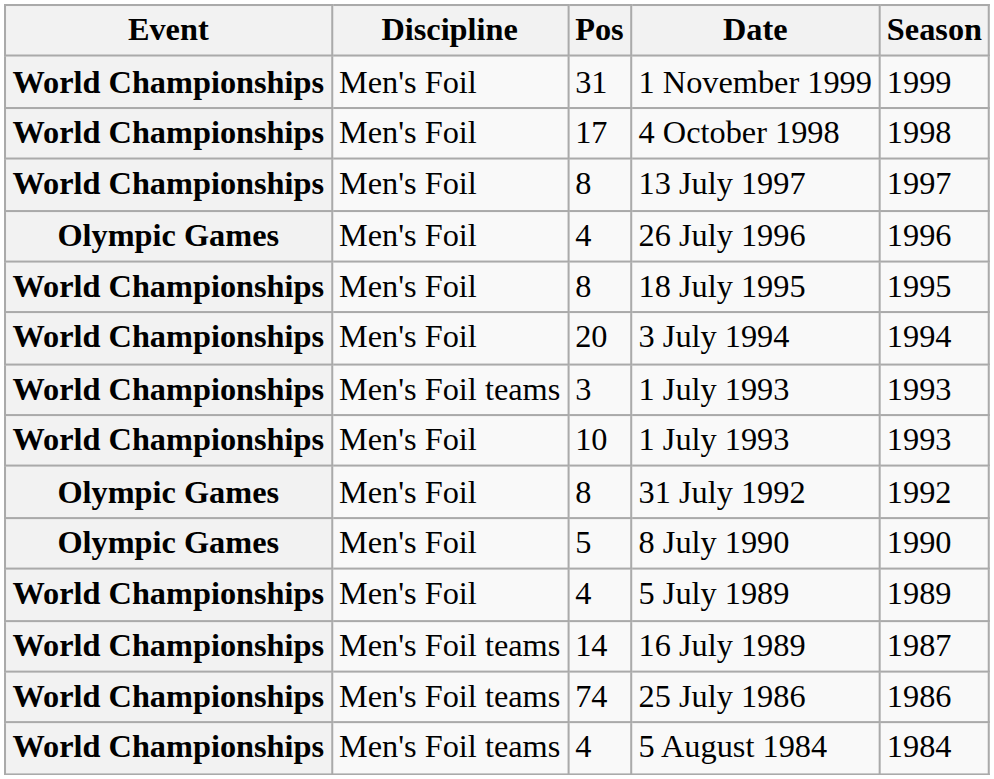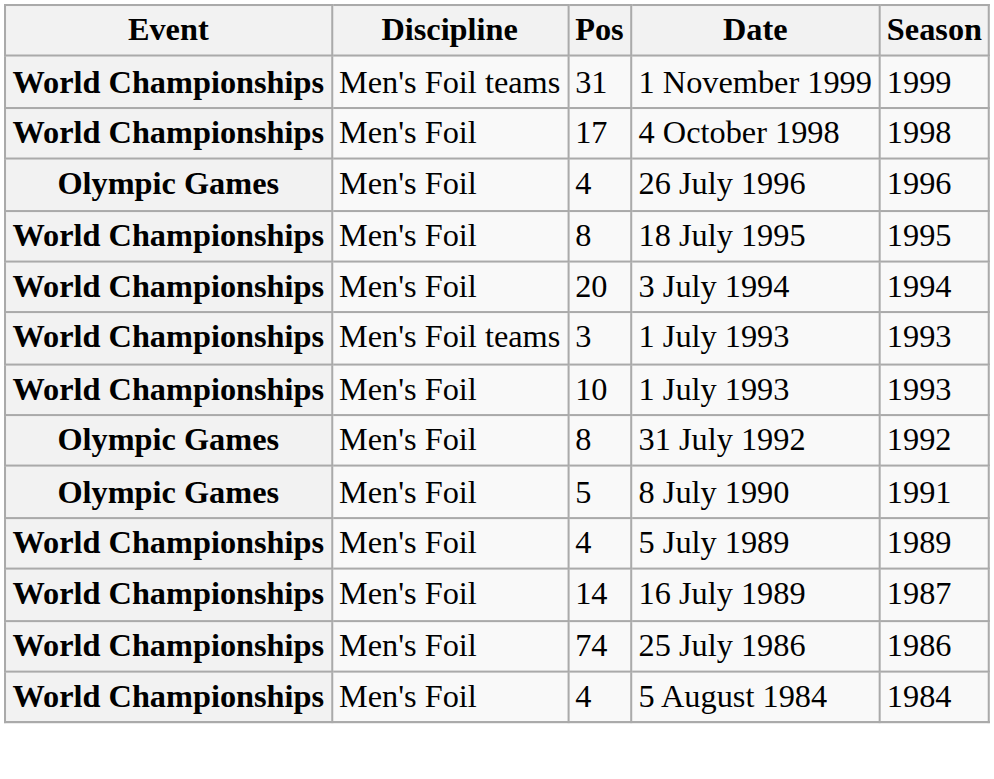(408, 81) Men's Foil -> (450, 81) Men's Foil teams
- row: (583, 183)
(919, 542) 1990 -> (919, 491) 1991
(450, 645) Men's Foil teams -> (408, 593) Men's Foil
(450, 696) Men's Foil teams -> (408, 645) Men's Foil
(450, 747) Men's Foil teams -> (408, 696) Men's Foil
